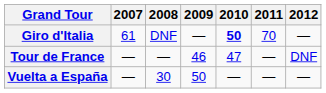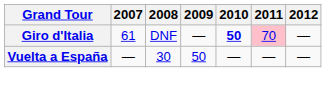(269, 35) no background -> (269, 35) pink background
- row: (57, 56)
